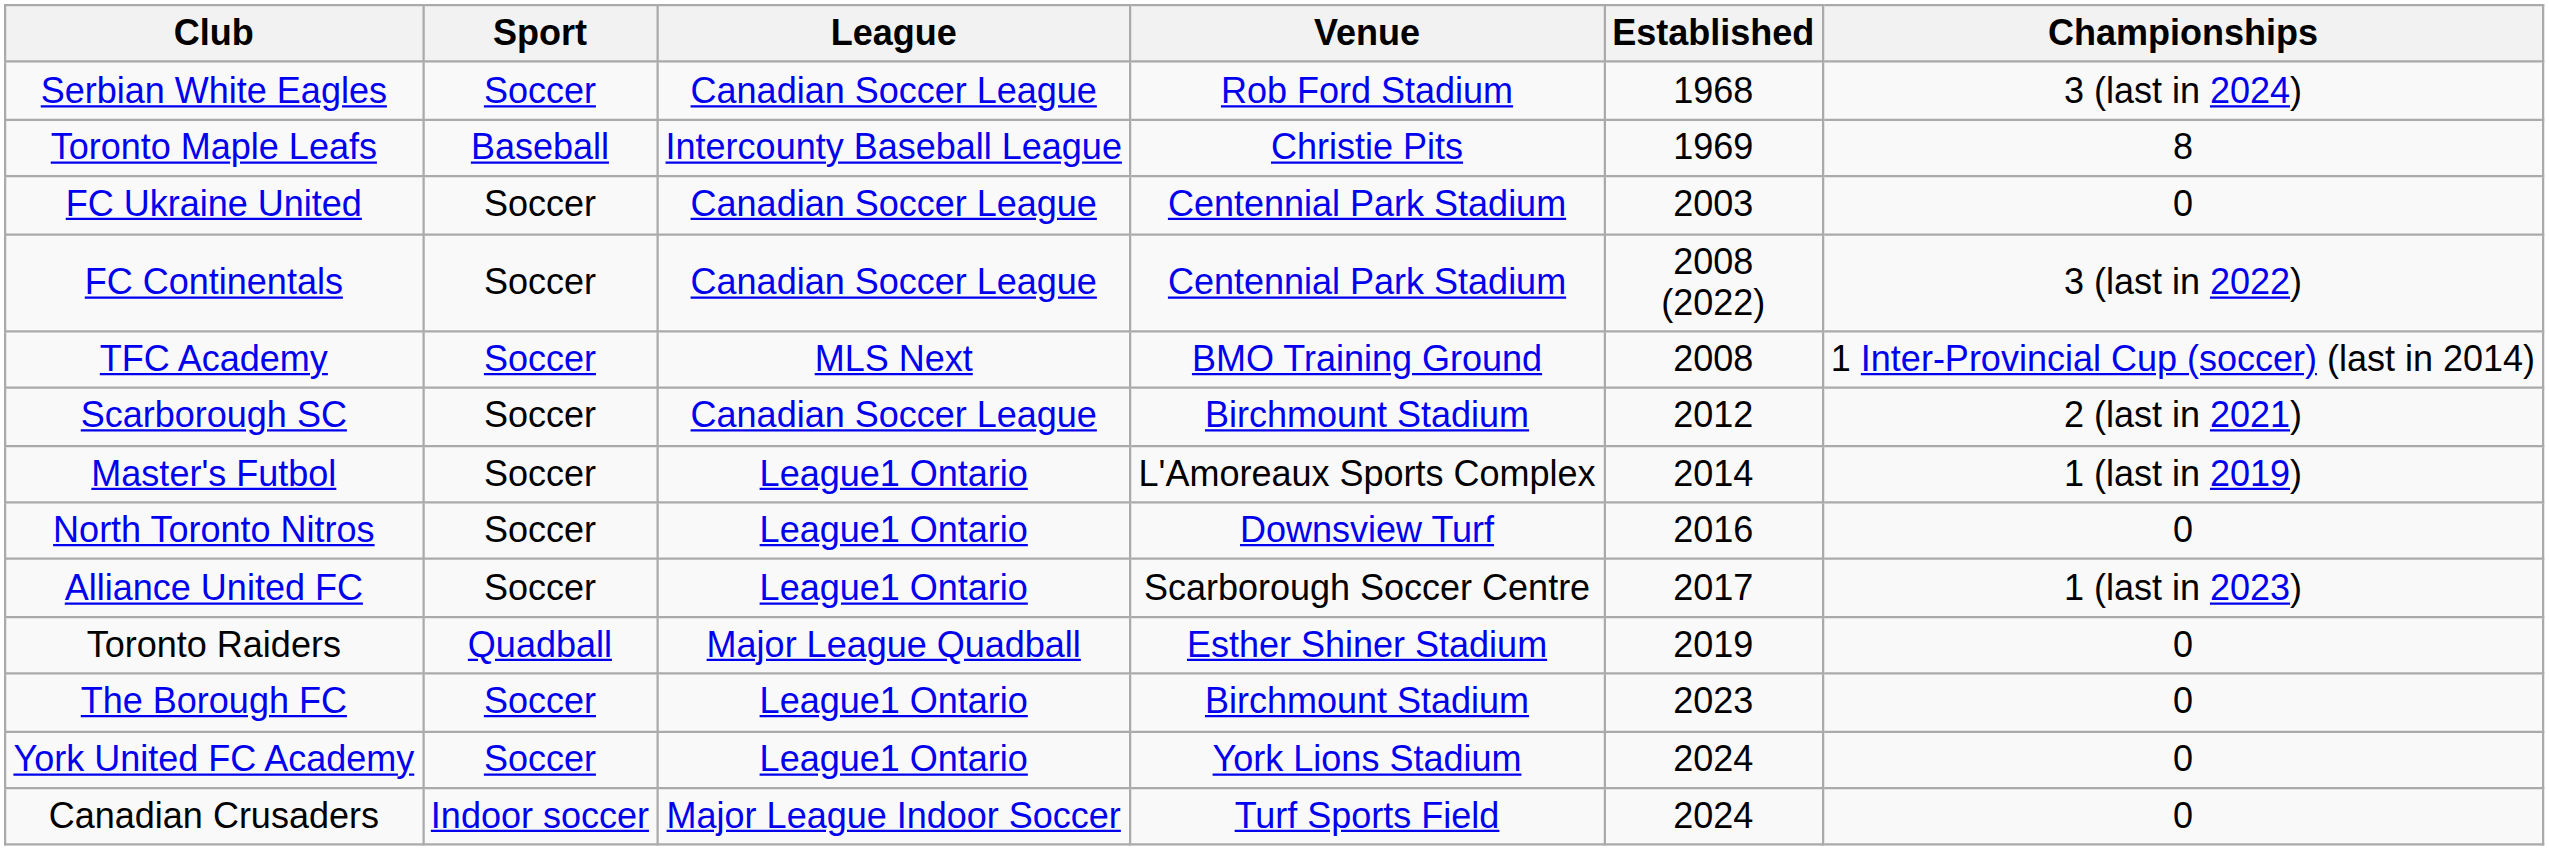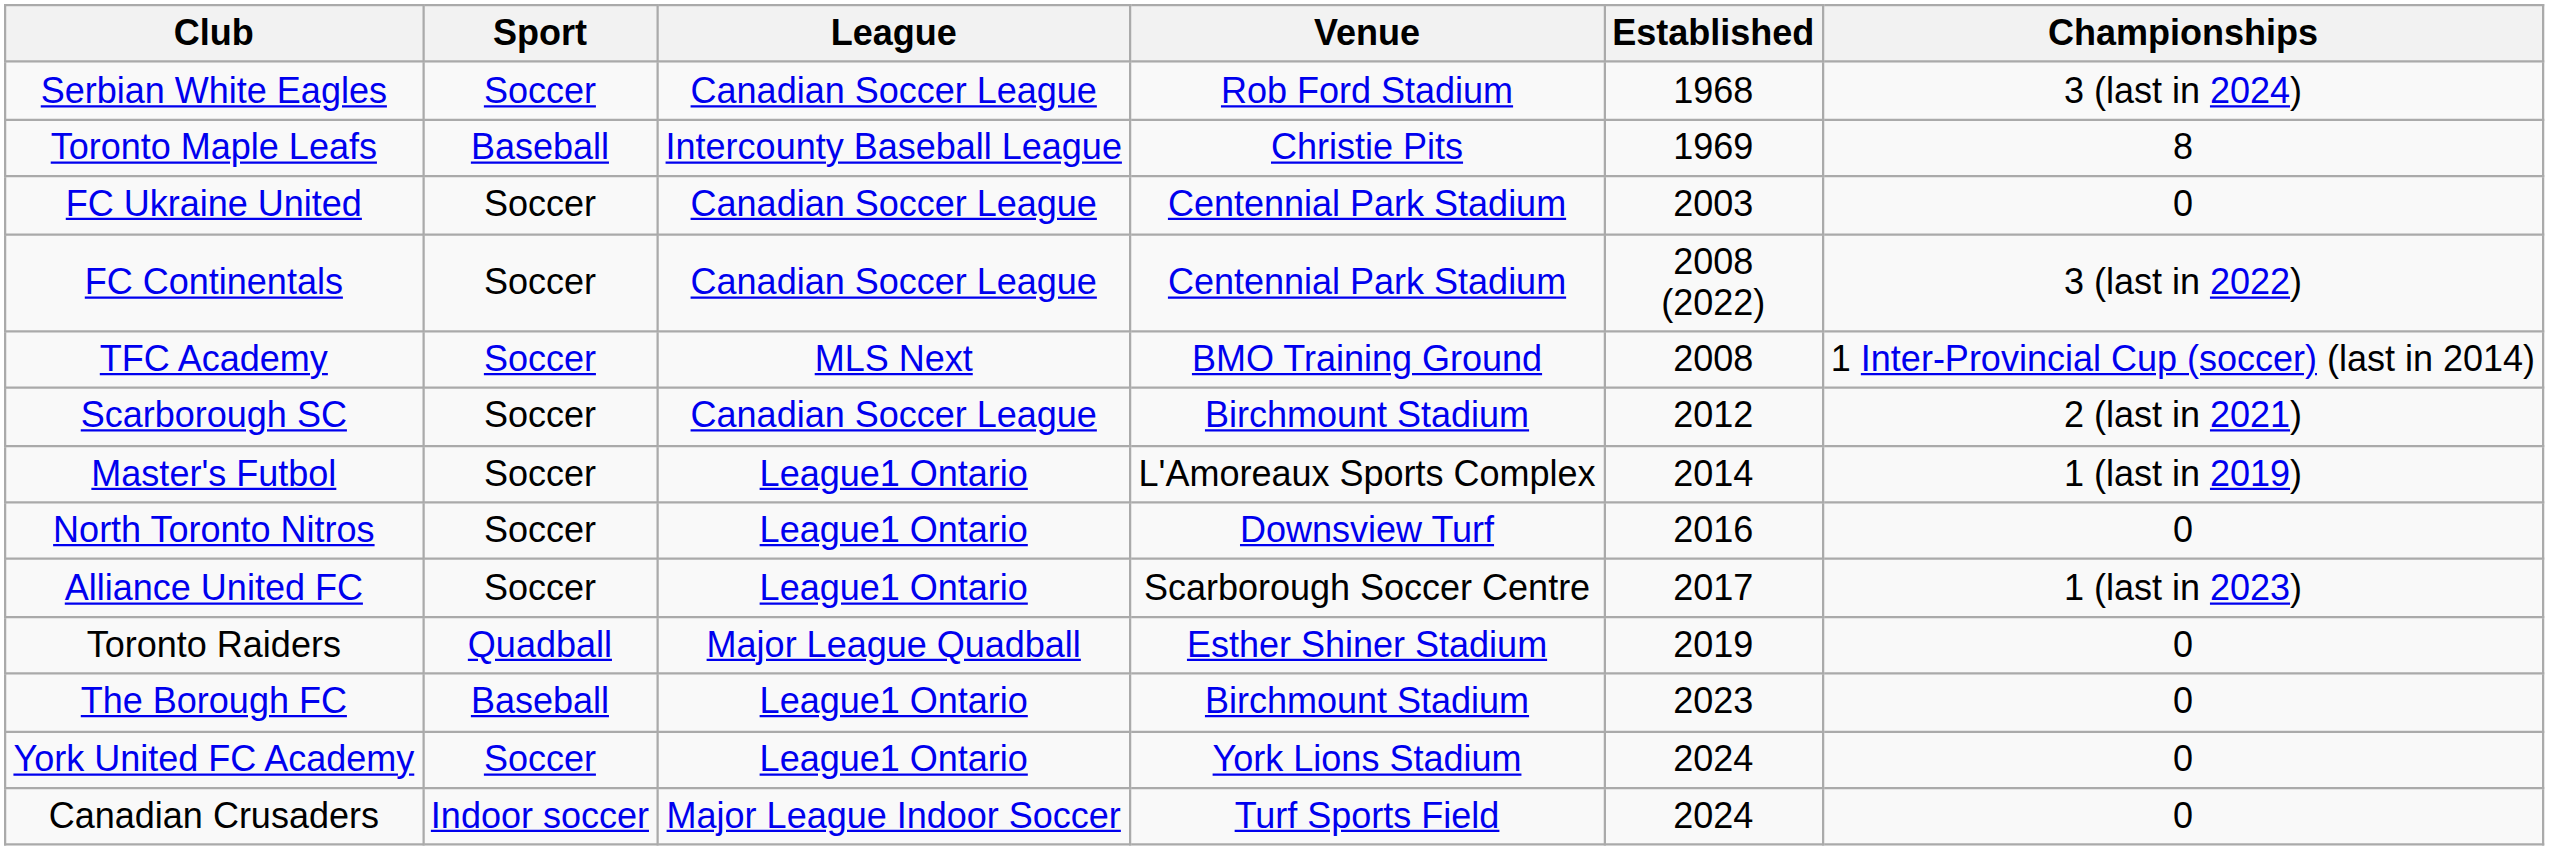(540, 701) Soccer -> (540, 701) Baseball
